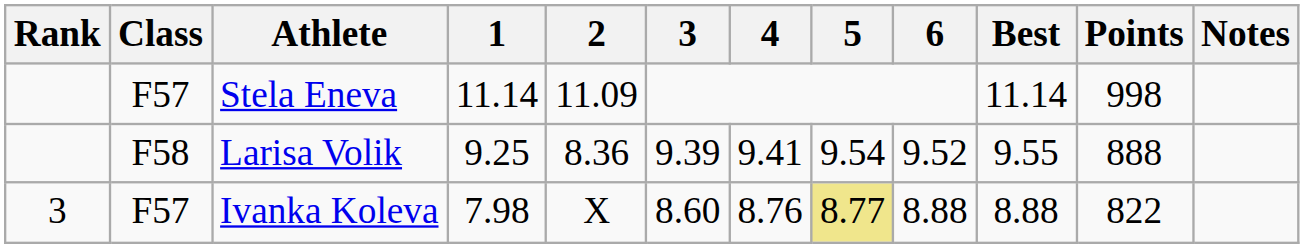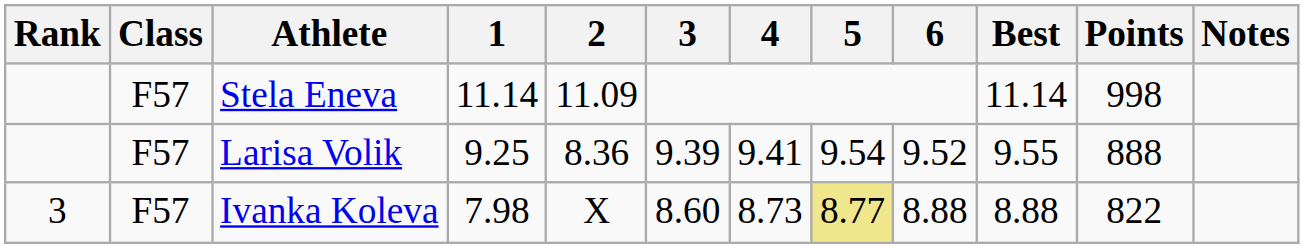(160, 152) F58 -> (160, 152) F57
(770, 211) 8.76 -> (770, 211) 8.73
